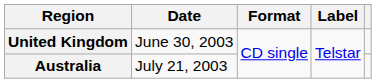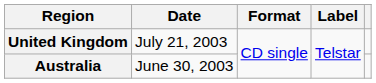(184, 41) June 30, 2003 -> (181, 41) July 21, 2003
(181, 66) July 21, 2003 -> (184, 66) June 30, 2003
